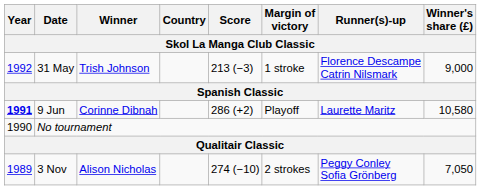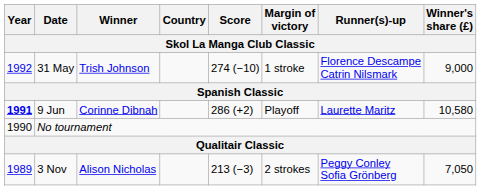(232, 68) 213 (−3) -> (235, 68) 274 (−10)
(235, 170) 274 (−10) -> (232, 170) 213 (−3)
